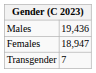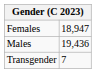rows swapped: (19, 28) <-> (23, 44)
